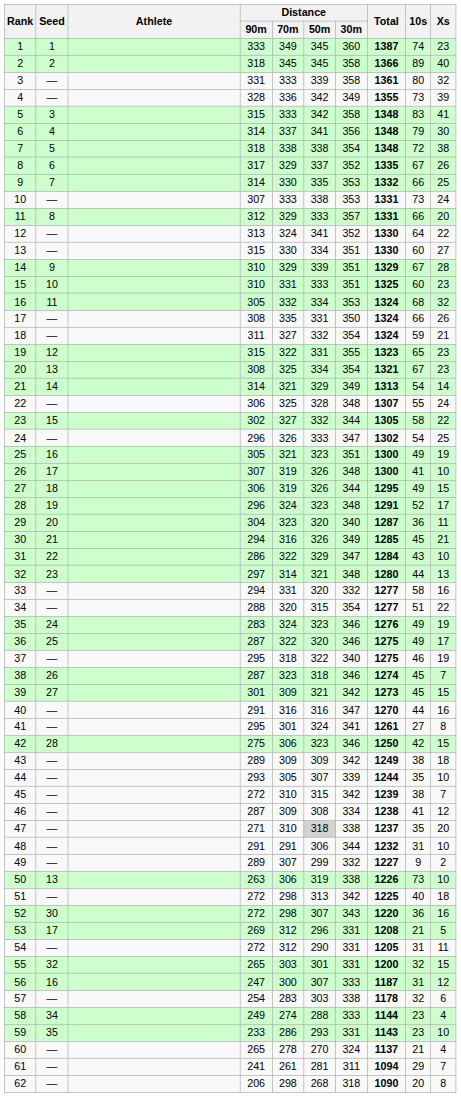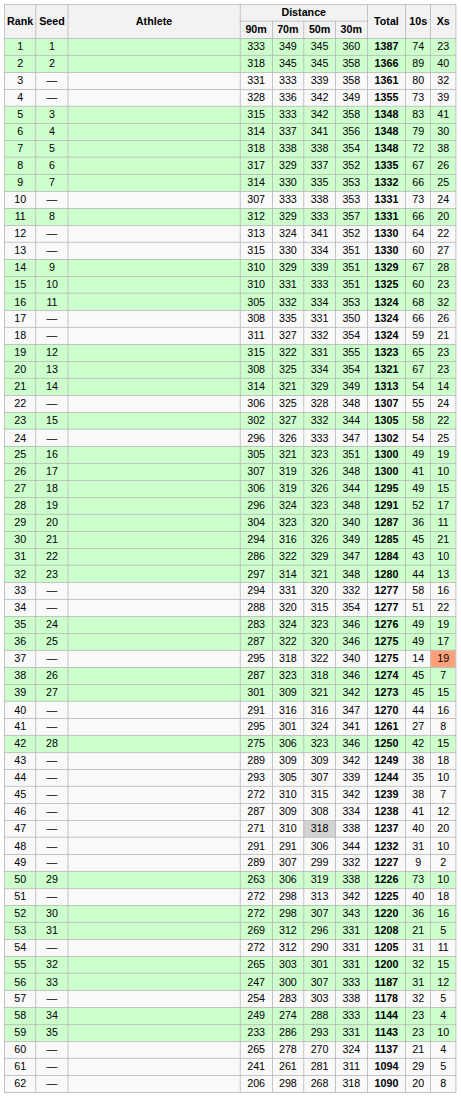(418, 659) 46 -> (418, 659) 14
(443, 659) no background -> (443, 659) lightsalmon background
(418, 829) 35 -> (418, 829) 40
(52, 880) 13 -> (52, 880) 29
(52, 931) 17 -> (52, 931) 31
(52, 982) 16 -> (52, 982) 33
(443, 999) 6 -> (443, 999) 5
(443, 1067) 7 -> (443, 1067) 5
